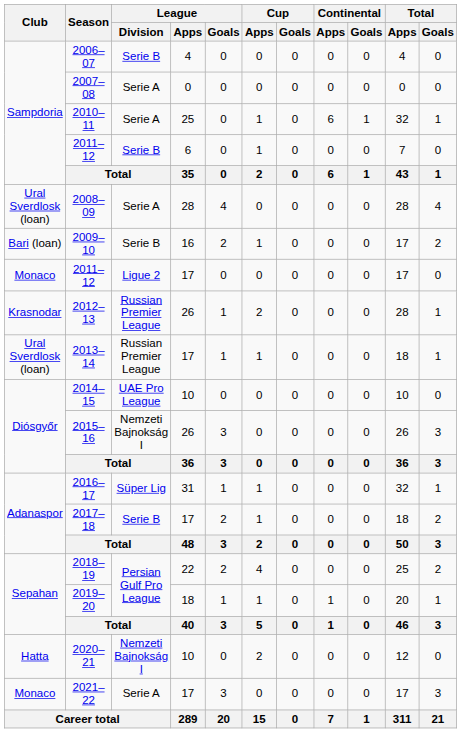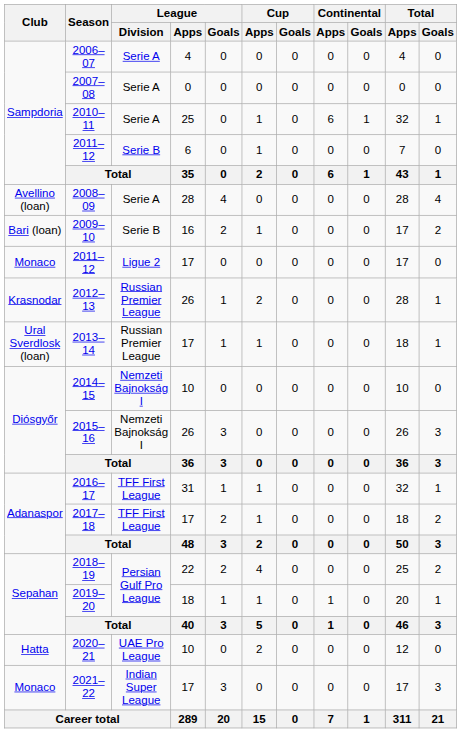(141, 56) Serie B -> (141, 56) Serie A
(35, 206) Ural Sverdlosk (loan) -> (35, 199) Avellino (loan)
(141, 394) UAE Pro League -> (141, 388) Nemzeti Bajnokság I
(141, 488) Süper Lig -> (141, 488) TFF First League
(141, 519) Serie B -> (141, 519) TFF First League
(141, 656) Nemzeti Bajnokság I -> (141, 650) UAE Pro League
(141, 694) Serie A -> (141, 687) Indian Super League
